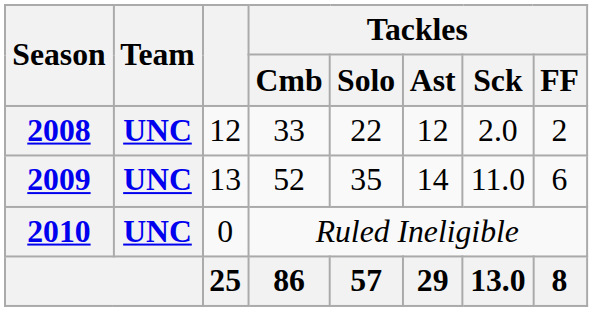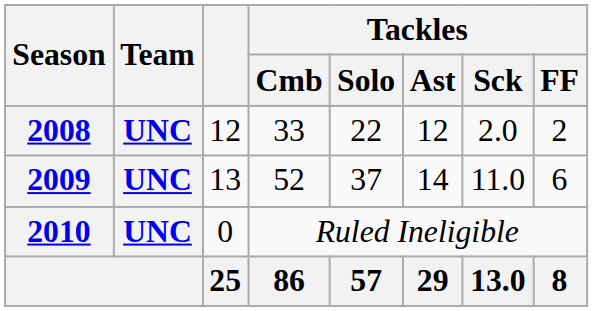(366, 180) 35 -> (366, 180) 37
